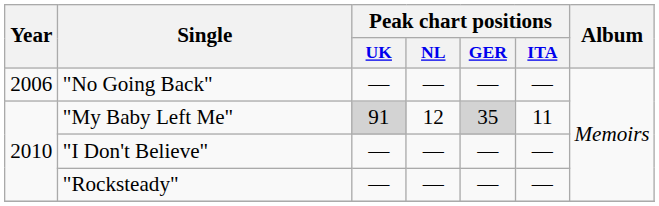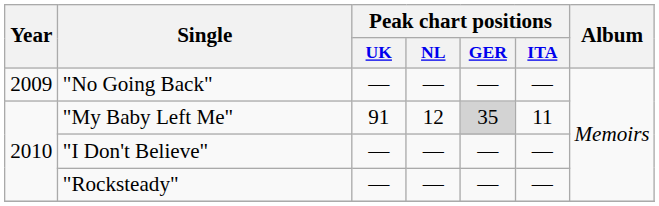(31, 84) 2006 -> (31, 84) 2009
(379, 117) lightgrey background -> (379, 117) no background
